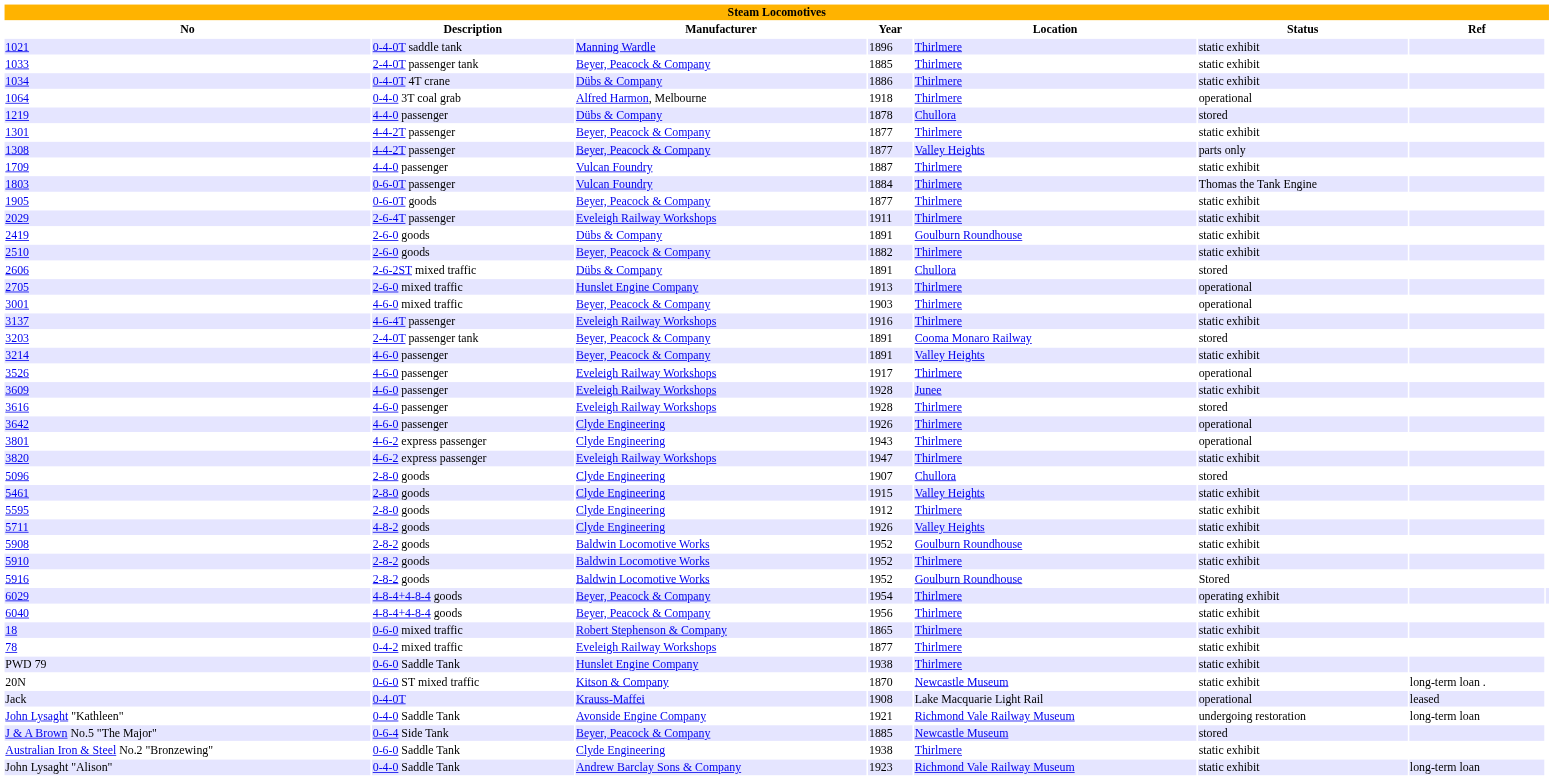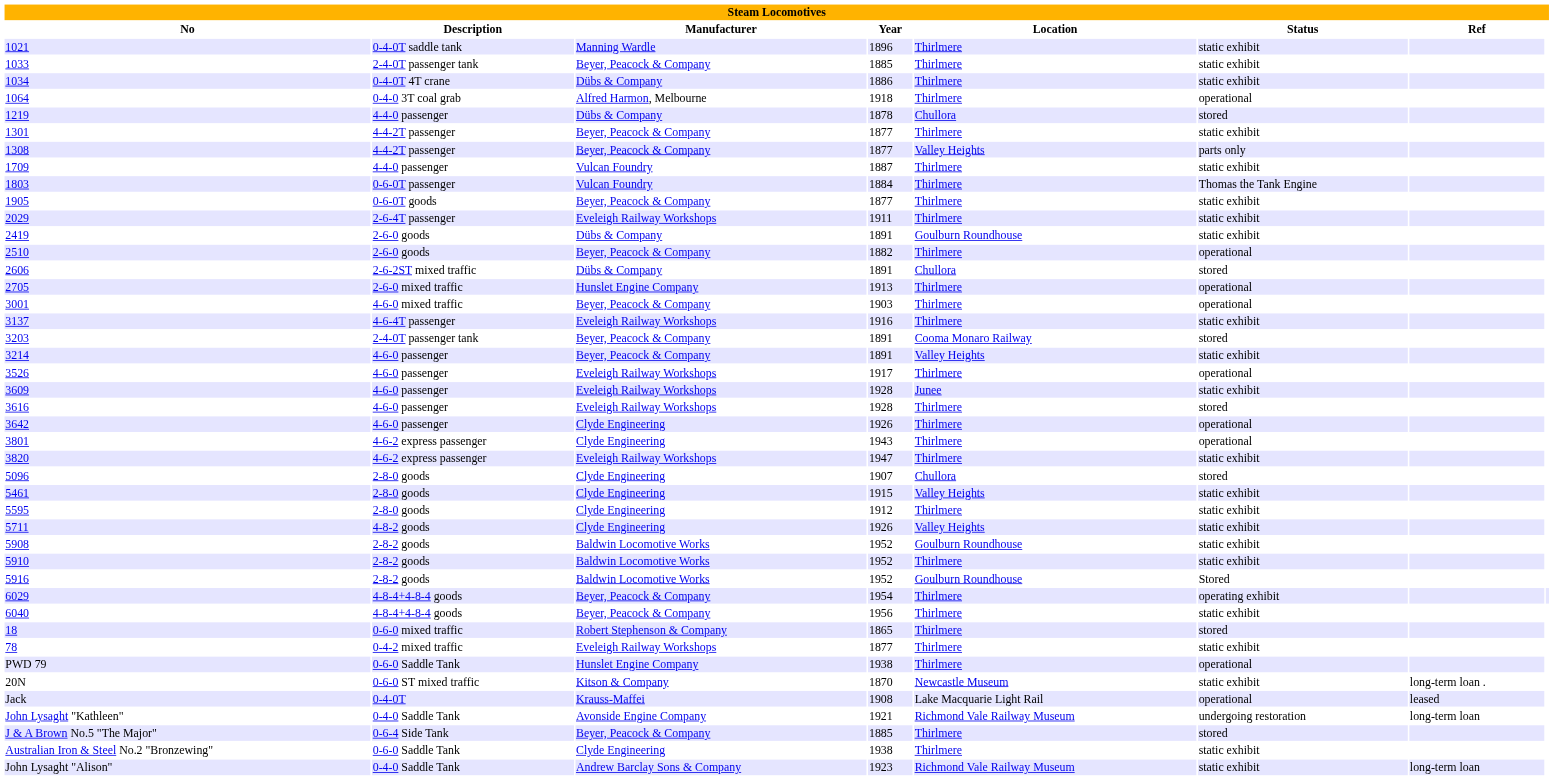(1229, 252) static exhibit -> (1225, 252) operational
(1229, 630) static exhibit -> (1213, 630) stored
(1229, 664) static exhibit -> (1225, 664) operational
(962, 733) Newcastle Museum -> (938, 733) Thirlmere
